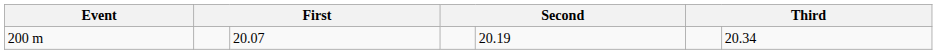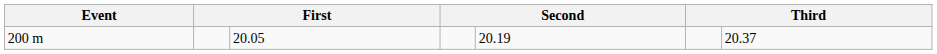(249, 37) 20.07 -> (249, 37) 20.05
(740, 37) 20.34 -> (740, 37) 20.37
